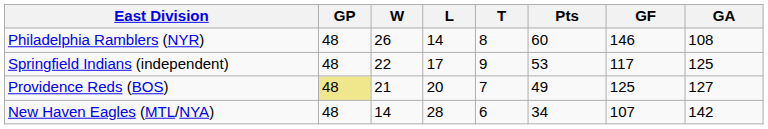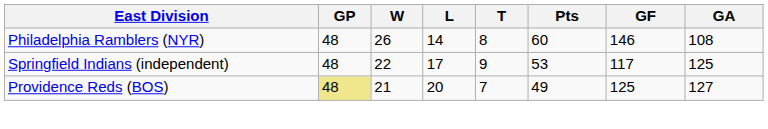- row: (111, 111)
